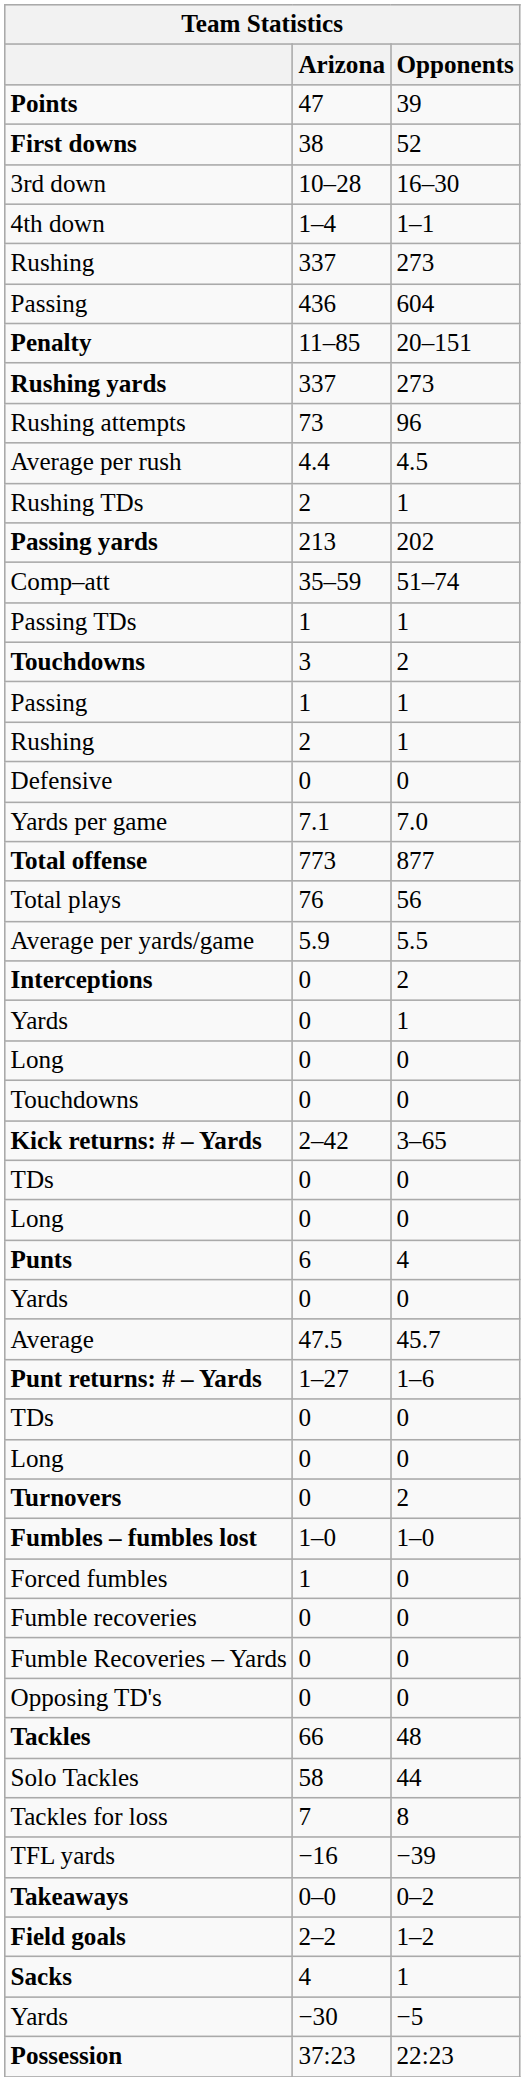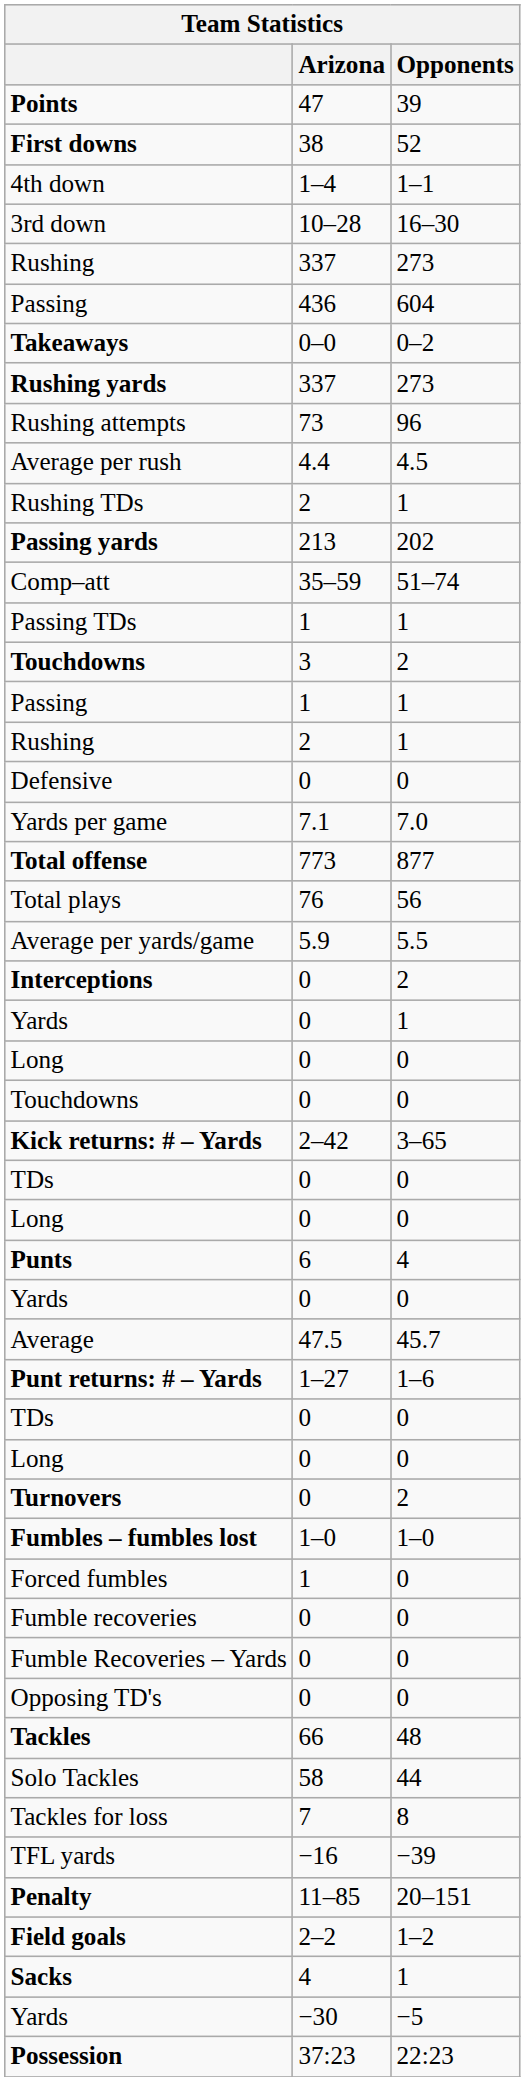rows swapped: (58, 183) <-> (58, 223)
rows swapped: (51, 343) <-> (69, 1896)
